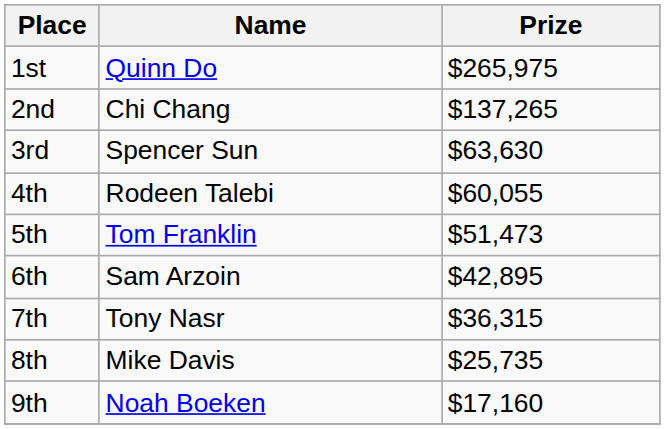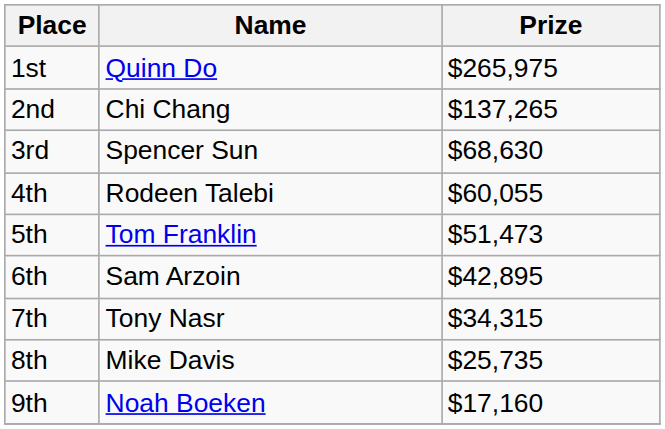(495, 151) $63,630 -> (495, 151) $68,630
(495, 318) $36,315 -> (495, 318) $34,315
